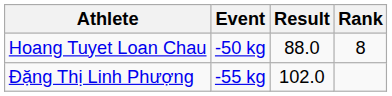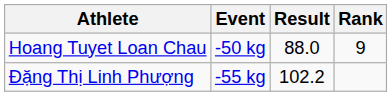(360, 47) 8 -> (360, 47) 9
(302, 76) 102.0 -> (302, 76) 102.2
